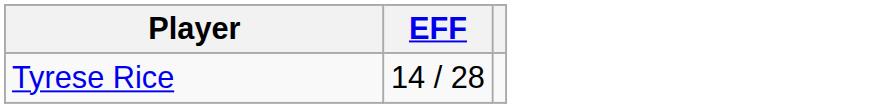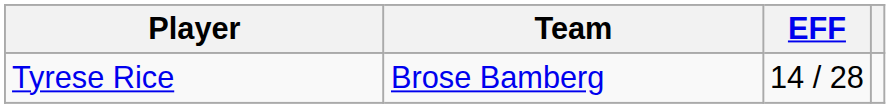+ column: (573, 28)
